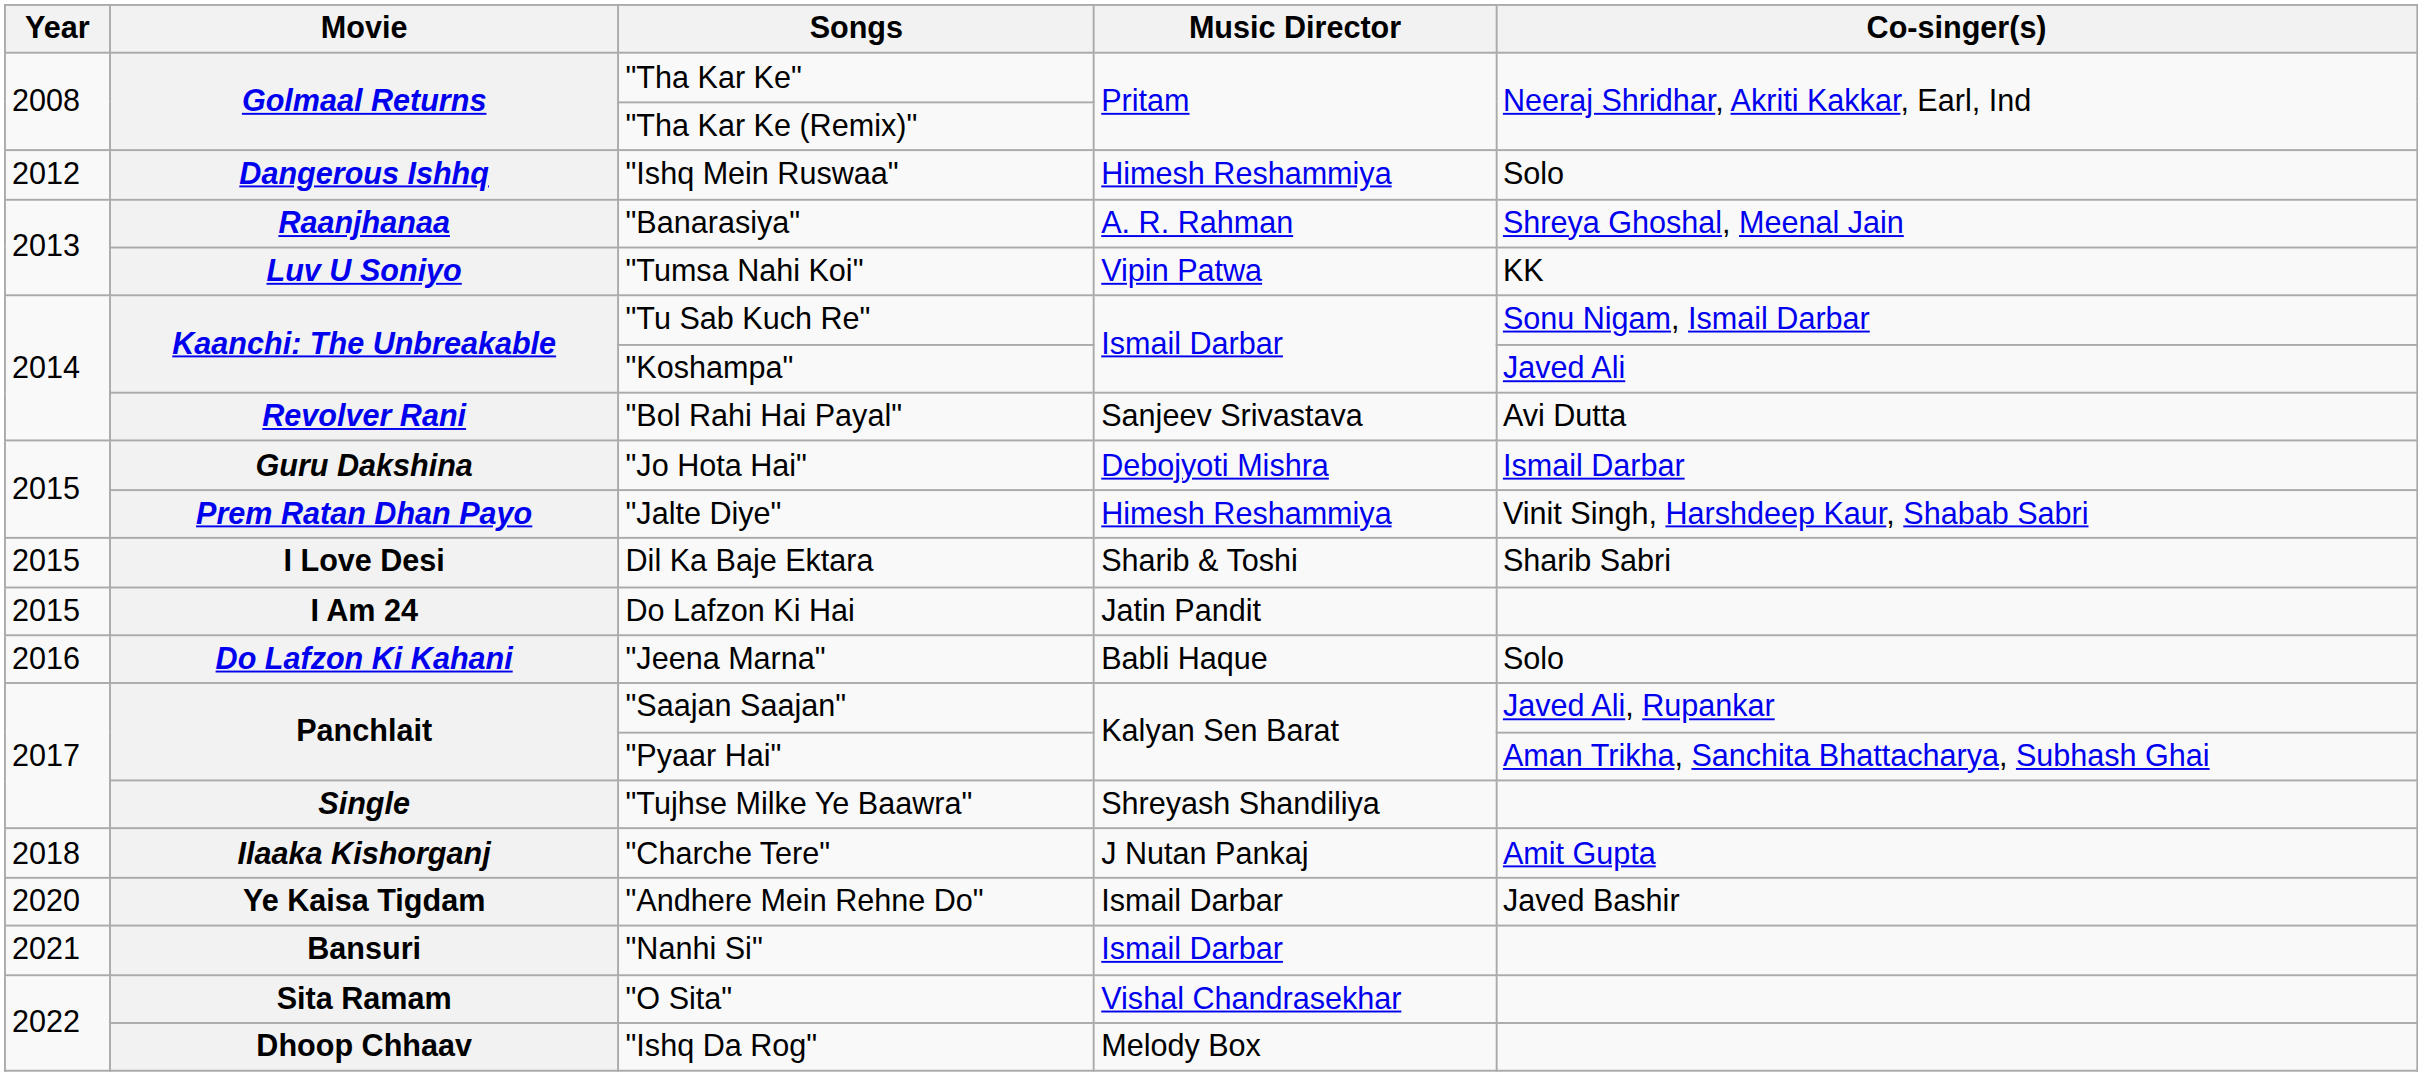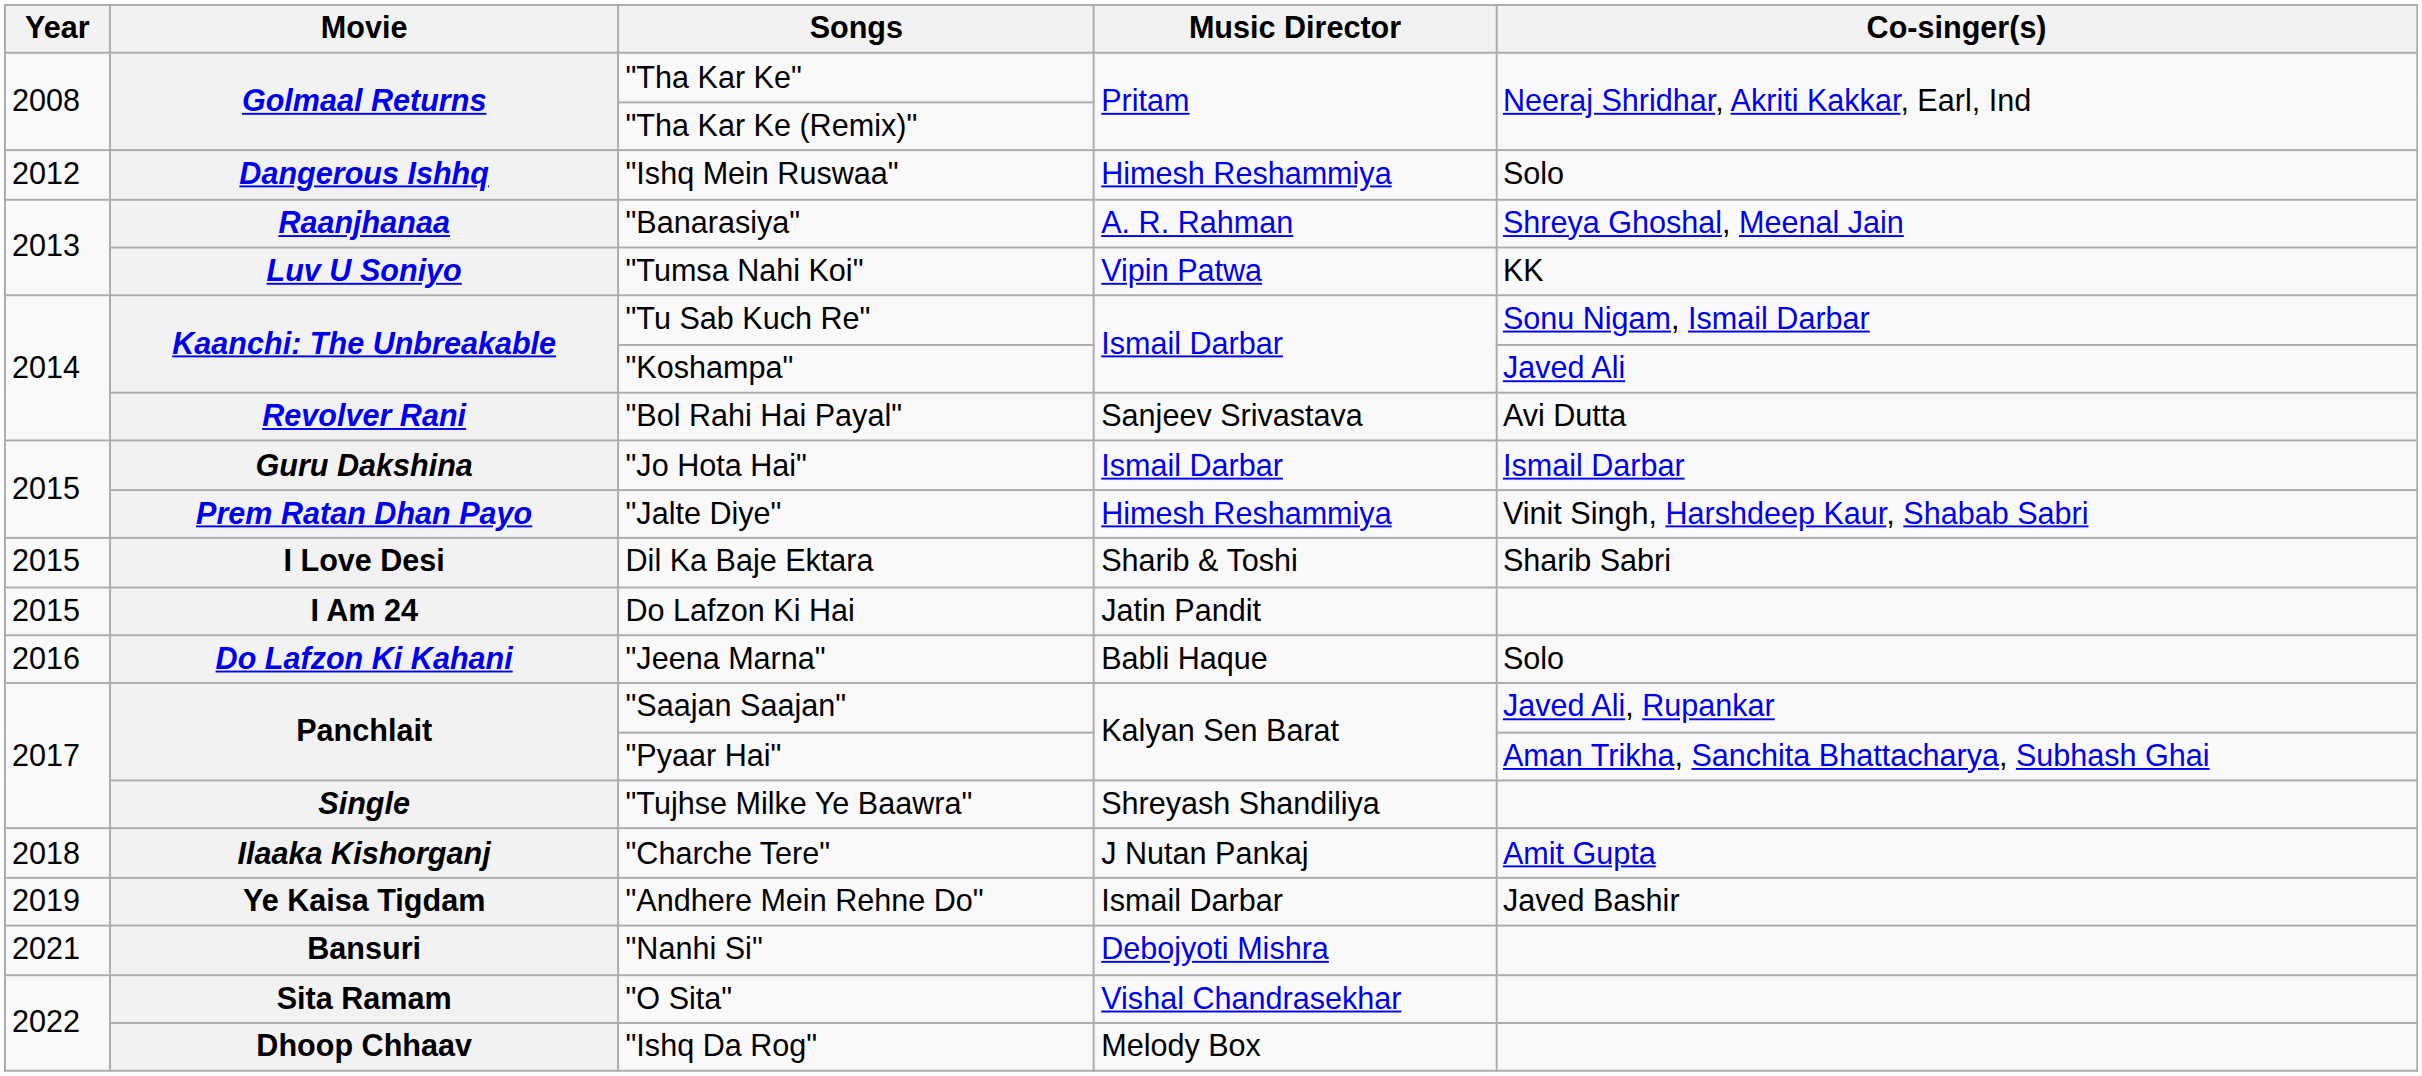(1215, 464) Debojyoti Mishra -> (1192, 464) Ismail Darbar
(46, 901) 2020 -> (46, 901) 2019
(1192, 949) Ismail Darbar -> (1215, 949) Debojyoti Mishra
